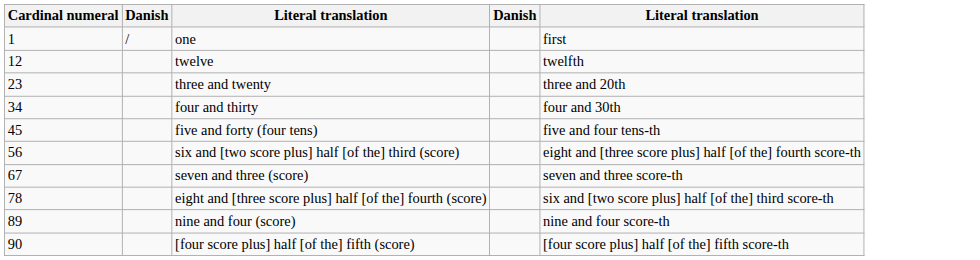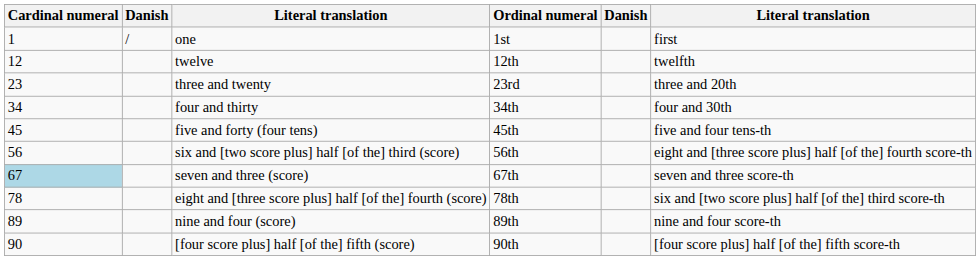+ column: (545, 15)
(15, 175) no background -> (15, 175) lightblue background
